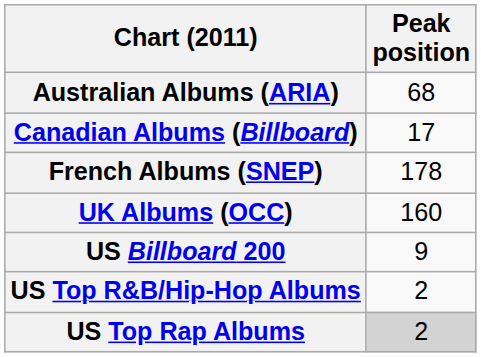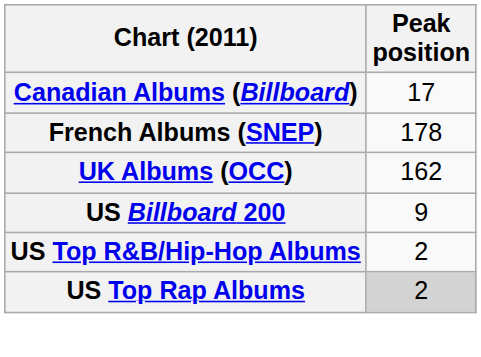- row: (186, 92)
(421, 212) 160 -> (421, 172) 162
